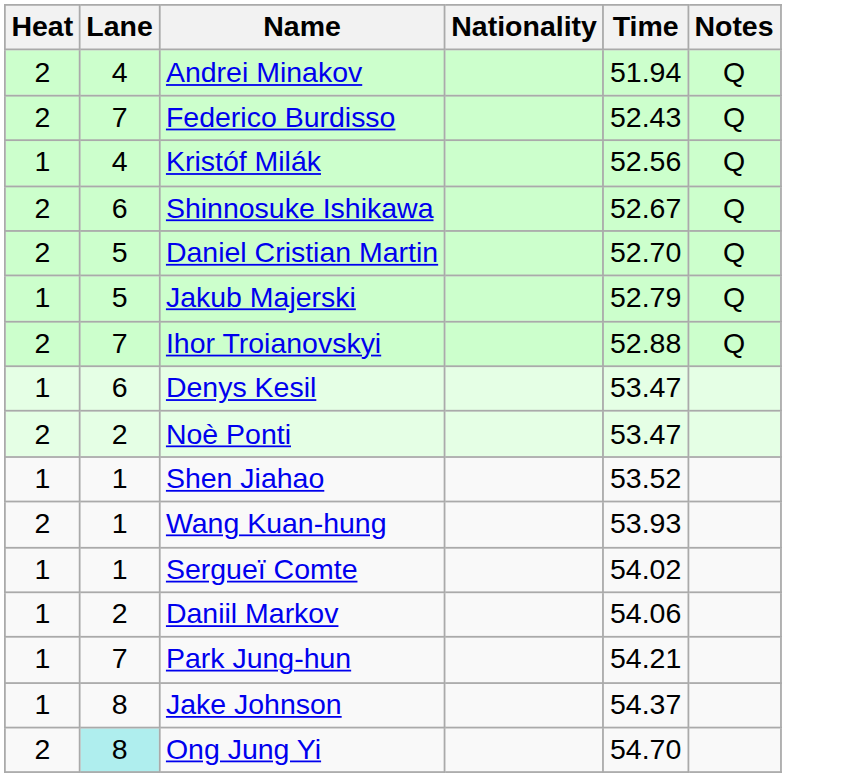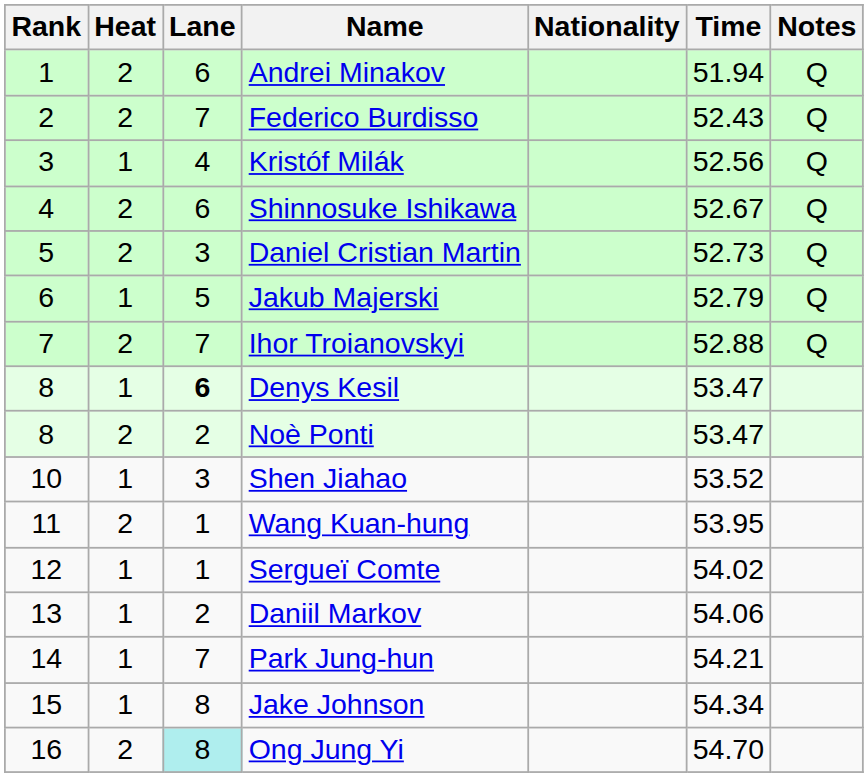+ column: (46, 27)
(120, 72) 4 -> (202, 72) 6
(120, 252) 5 -> (202, 252) 3
(646, 252) 52.70 -> (728, 252) 52.73
(120, 388) normal -> (202, 388) bold
(120, 478) 1 -> (202, 478) 3
(646, 523) 53.93 -> (728, 523) 53.95
(646, 704) 54.37 -> (728, 704) 54.34
